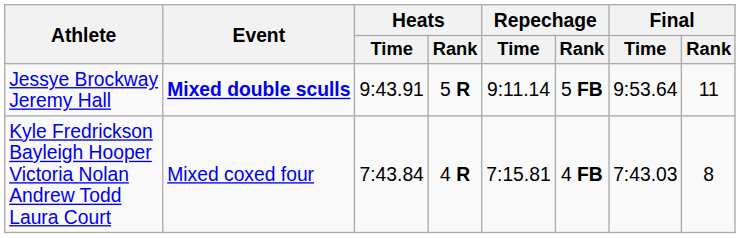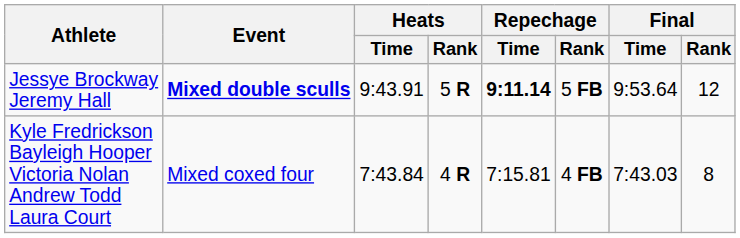(518, 90) normal -> (518, 90) bold
(709, 90) 11 -> (709, 90) 12
